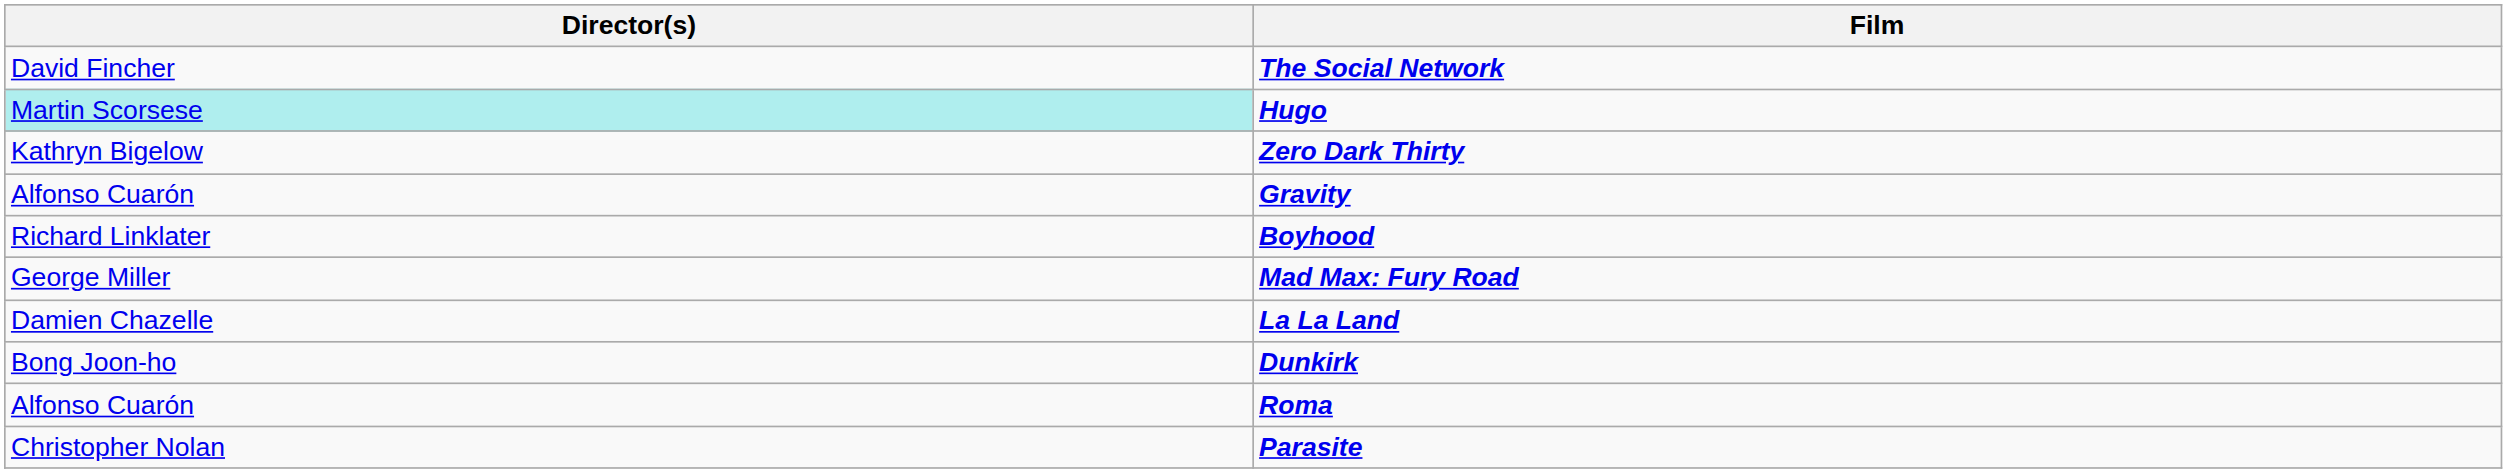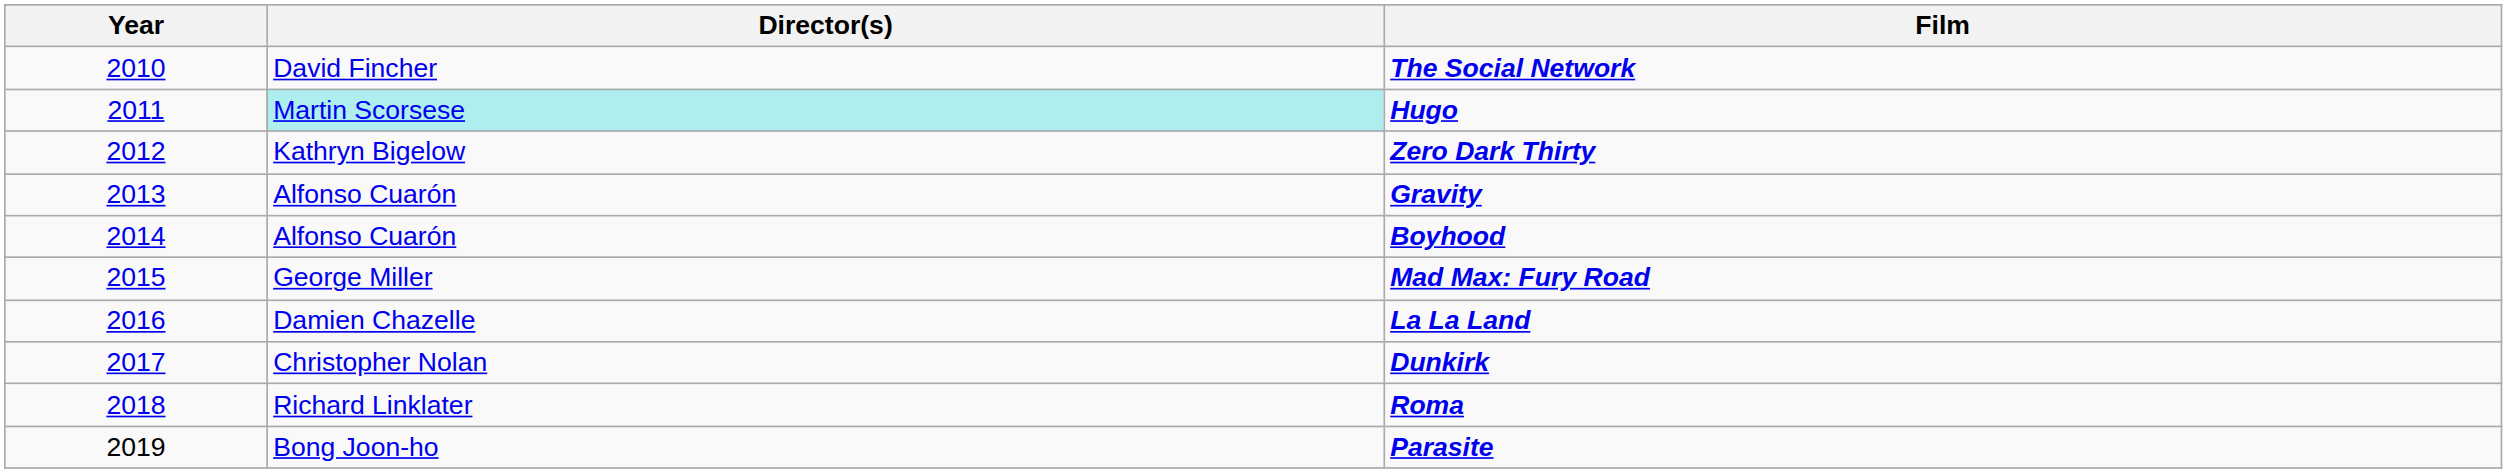+ column: (136, 25)
(111, 236) Richard Linklater -> (365, 236) Alfonso Cuarón
(94, 362) Bong Joon-ho -> (380, 362) Christopher Nolan
(102, 404) Alfonso Cuarón -> (373, 404) Richard Linklater
(118, 446) Christopher Nolan -> (356, 446) Bong Joon-ho
